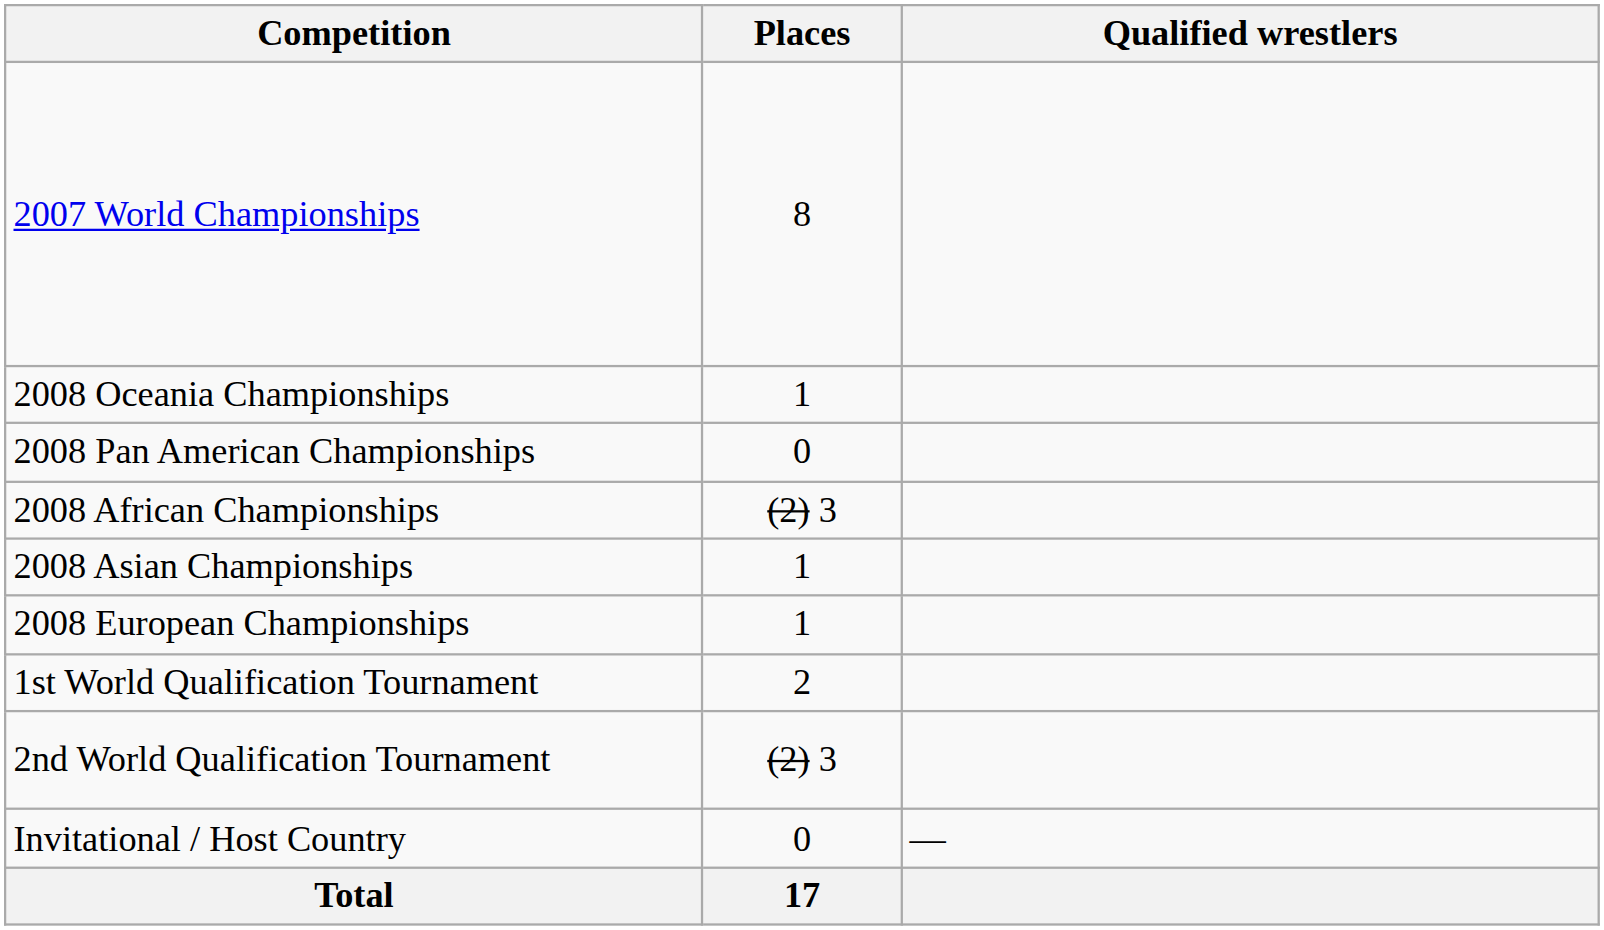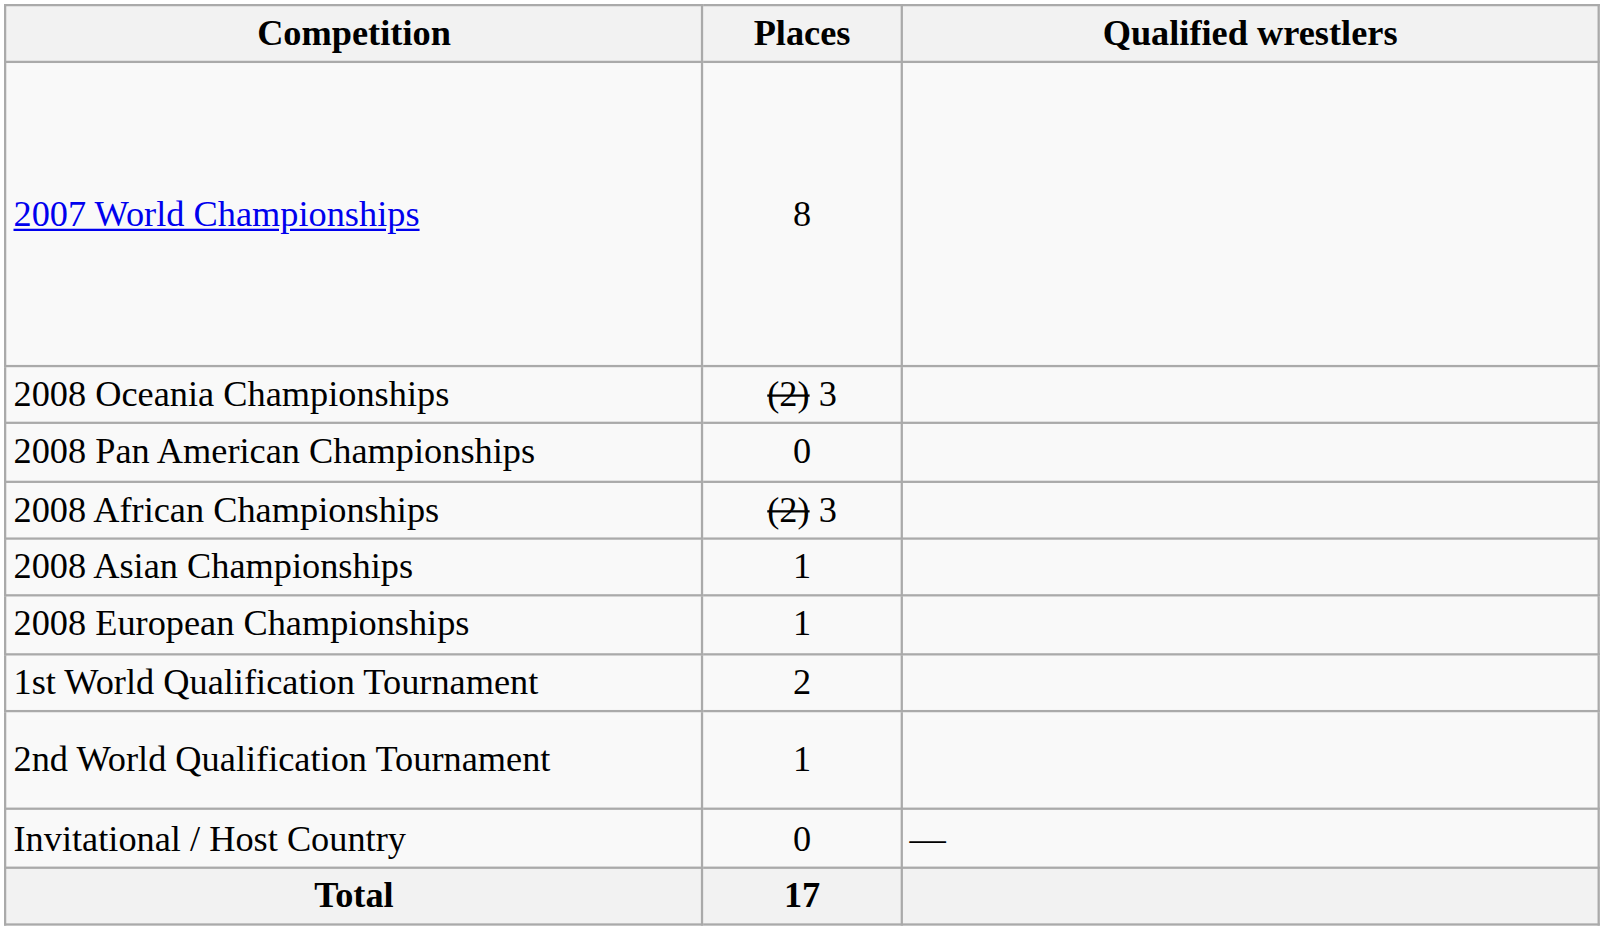(802, 393) 1 -> (802, 393) (2) 3
(802, 759) (2) 3 -> (802, 759) 1
